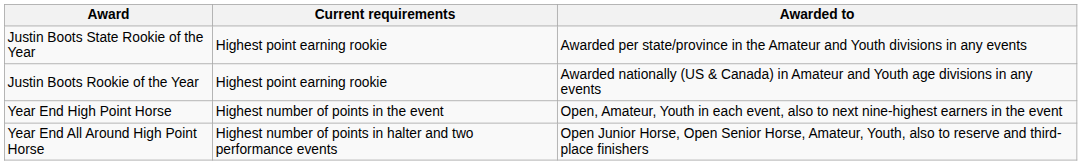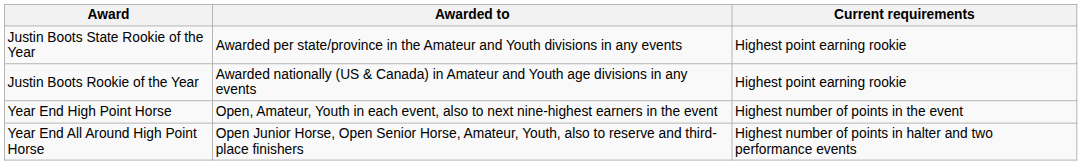columns swapped: (817, 15) <-> (385, 15)
